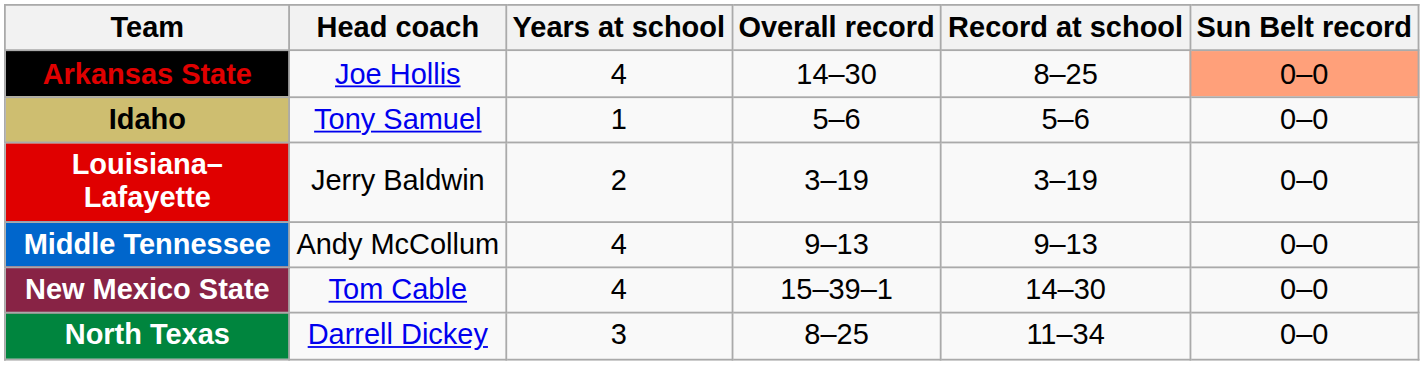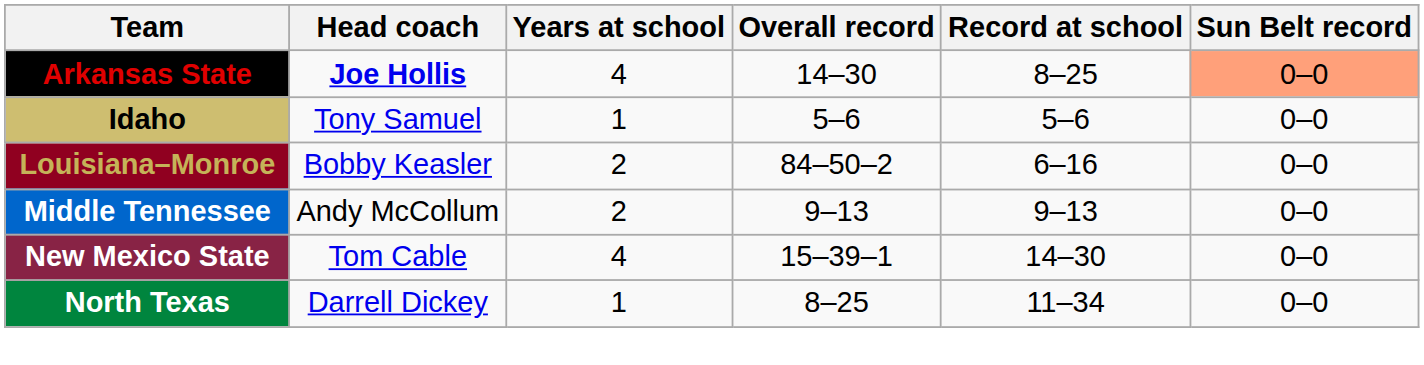(398, 73) normal -> (398, 73) bold
- row: (147, 181)
+ row: (147, 165)
(619, 243) 4 -> (619, 211) 2
(619, 335) 3 -> (619, 303) 1
